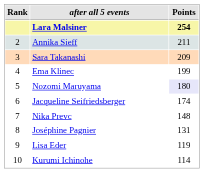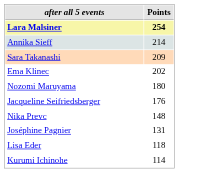- column: (17, 12)
(184, 42) 211 -> (159, 42) 214
(184, 72) 199 -> (159, 72) 202
(184, 86) lavender background -> (159, 86) no background
(184, 101) 174 -> (159, 101) 176
(184, 145) 119 -> (159, 145) 118
